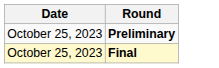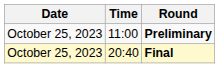+ column: (124, 14)
